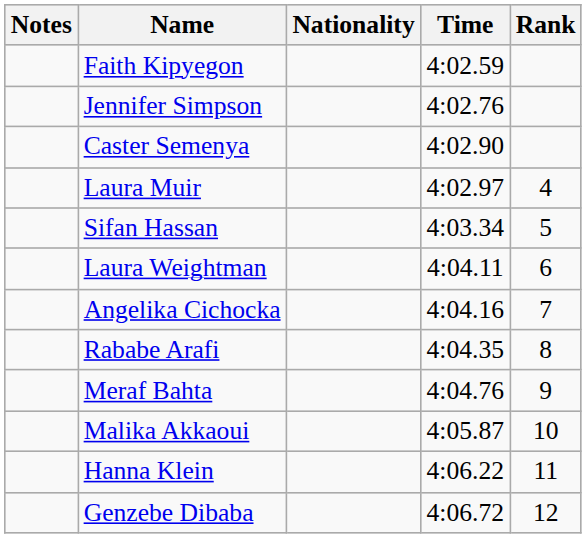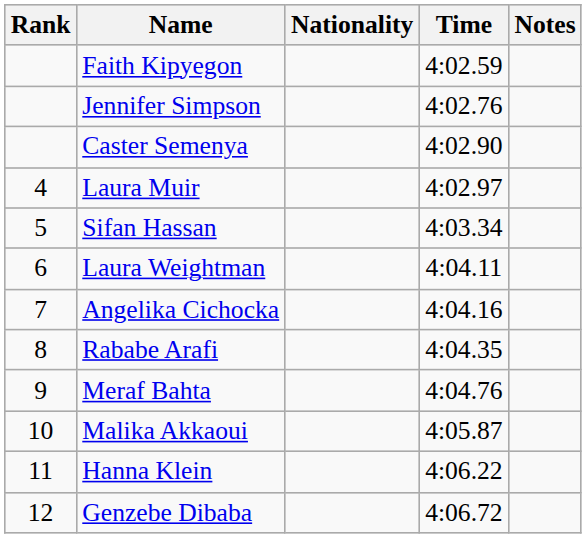columns swapped: (546, 24) <-> (41, 24)
